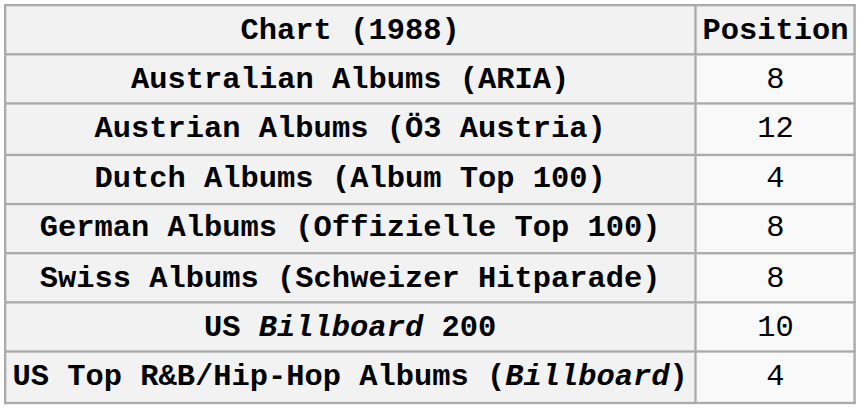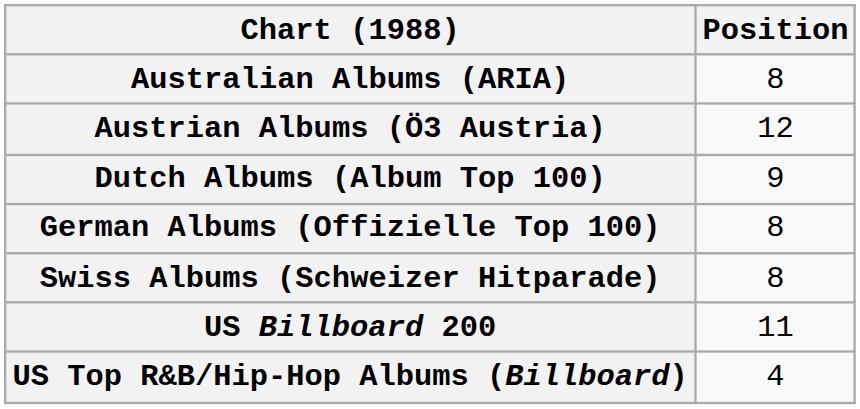(775, 179) 4 -> (775, 179) 9
(775, 327) 10 -> (775, 327) 11
